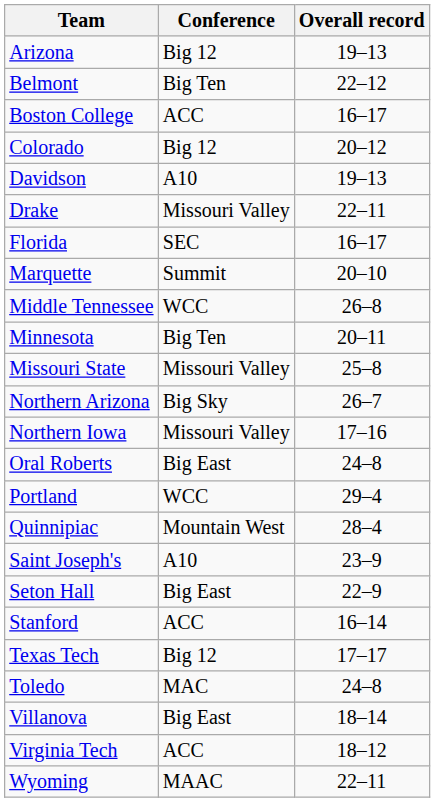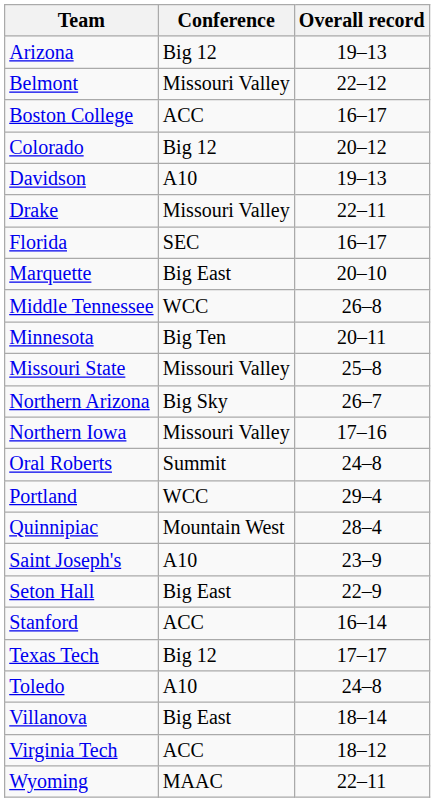(194, 83) Big Ten -> (226, 83) Missouri Valley
(194, 274) Summit -> (197, 274) Big East
(197, 464) Big East -> (194, 464) Summit
(186, 686) MAC -> (180, 686) A10
